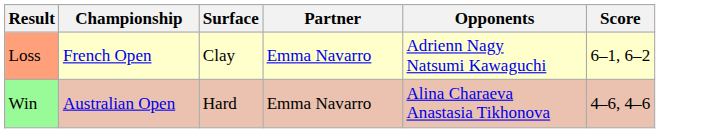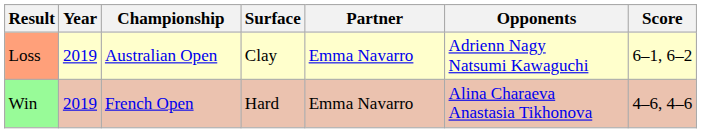+ column: (80, 17)
(107, 55) French Open -> (161, 55) Australian Open
(119, 102) Australian Open -> (149, 102) French Open
